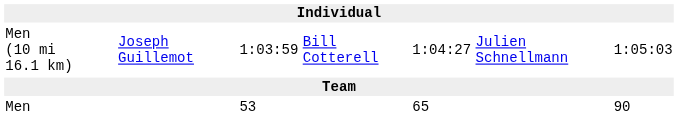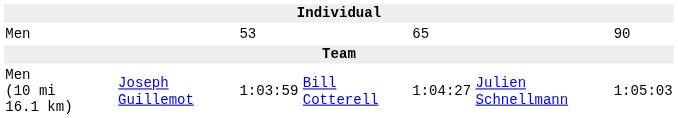rows swapped: (39, 50) <-> (18, 107)
